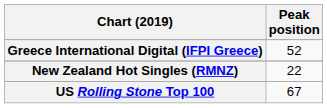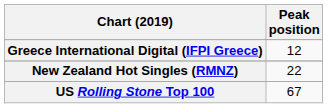(294, 50) 52 -> (294, 50) 12
